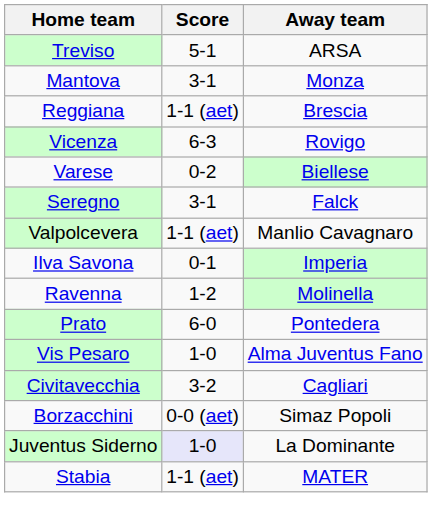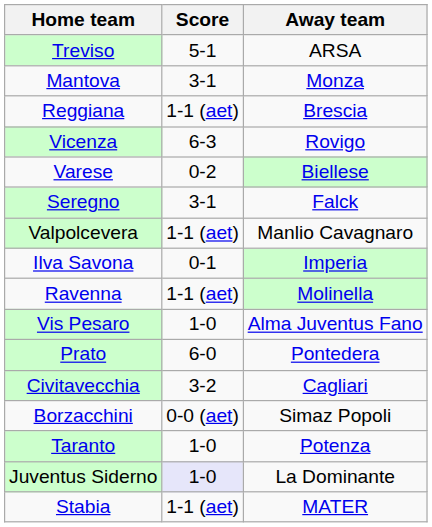(203, 293) 1-2 -> (203, 293) 1-1 (aet)
rows swapped: (83, 324) <-> (83, 354)
+ row: (83, 446)
